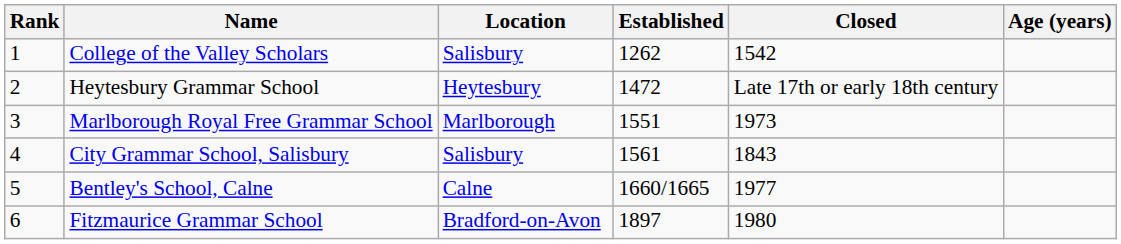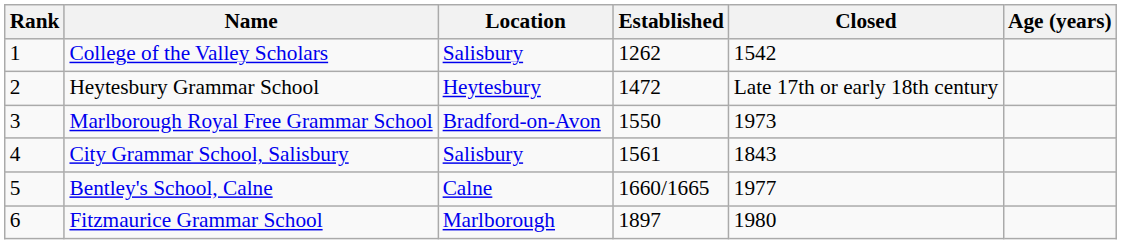(499, 121) Marlborough -> (522, 121) Bradford-on-Avon
(640, 121) 1551 -> (640, 121) 1550
(522, 221) Bradford-on-Avon -> (499, 221) Marlborough
